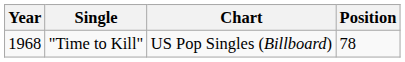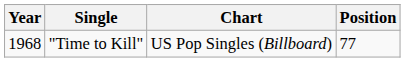(348, 43) 78 -> (348, 43) 77
